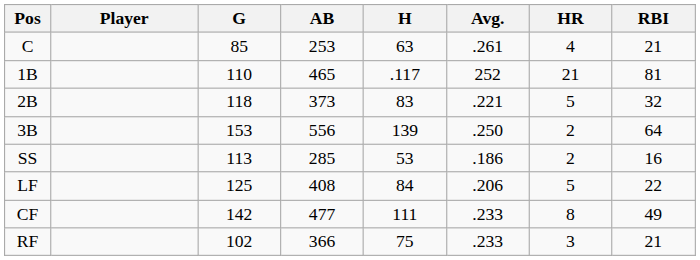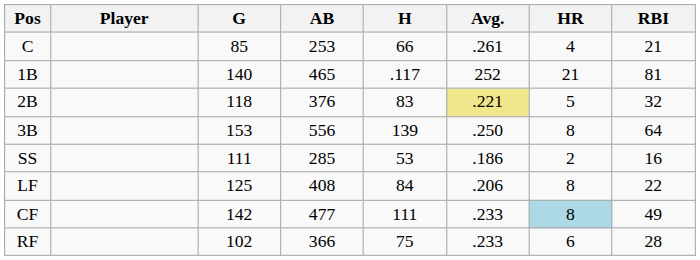(405, 46) 63 -> (405, 46) 66
(239, 74) 110 -> (239, 74) 140
(322, 102) 373 -> (322, 102) 376
(488, 102) no background -> (488, 102) khaki background
(571, 130) 2 -> (571, 130) 8
(239, 158) 113 -> (239, 158) 111
(571, 185) 5 -> (571, 185) 8
(571, 213) no background -> (571, 213) lightblue background
(571, 241) 3 -> (571, 241) 6
(653, 241) 21 -> (653, 241) 28
